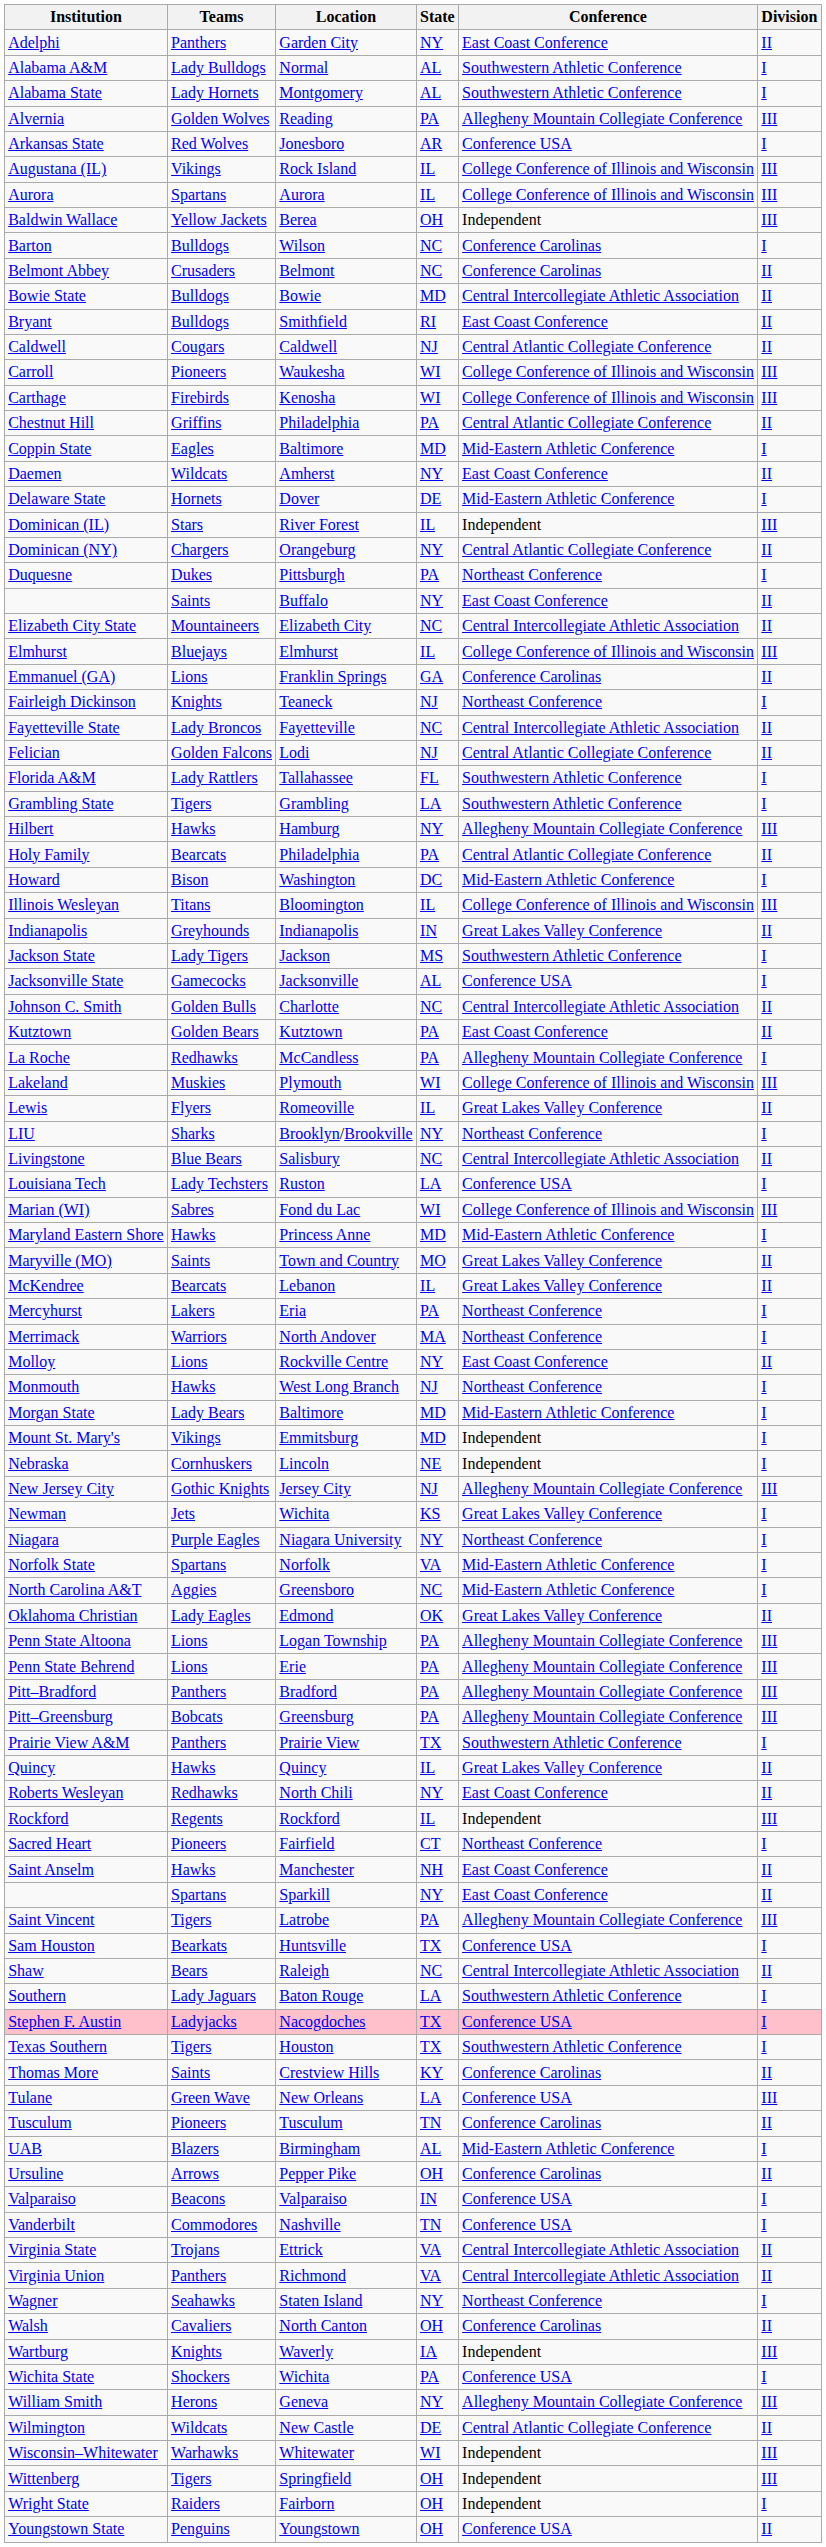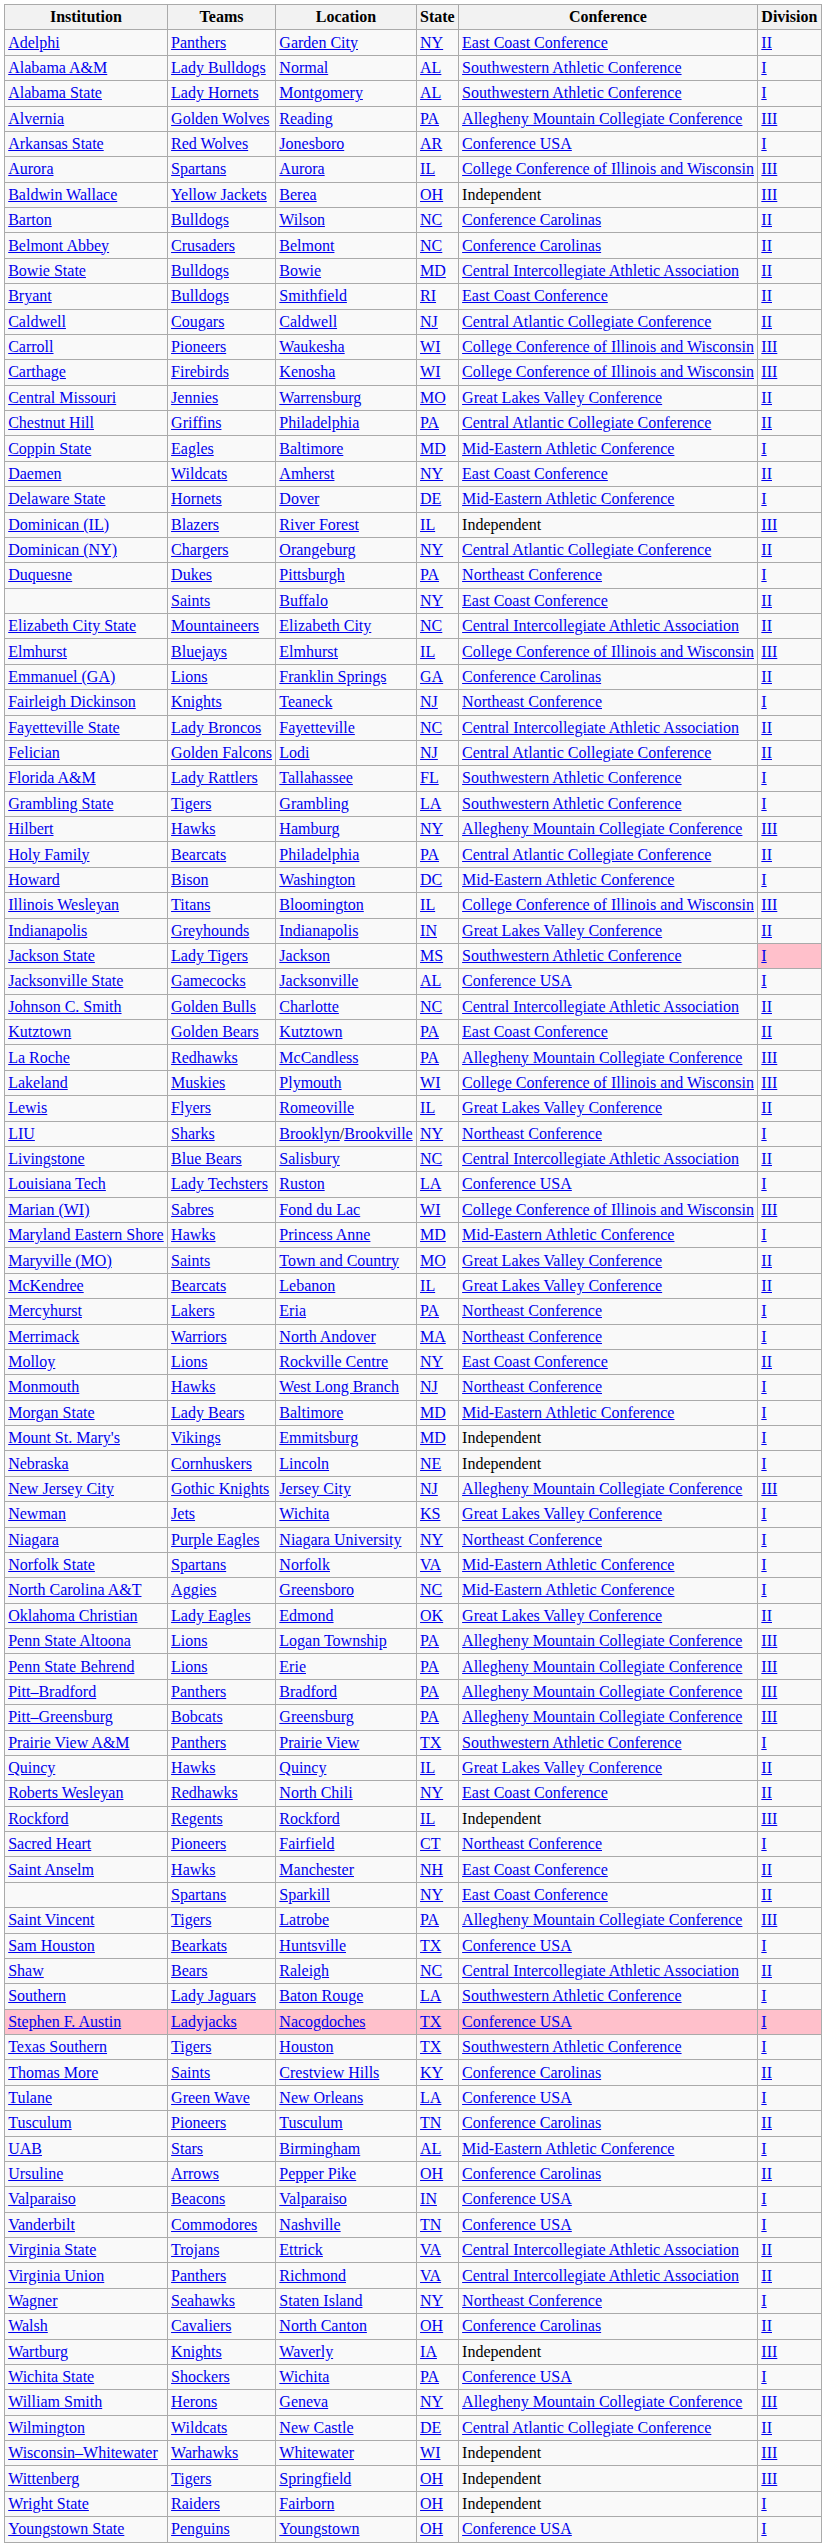- row: (57, 169)
(764, 245) I -> (767, 220) II
+ row: (62, 397)
(187, 524) Stars -> (195, 524) Blazers
(764, 956) no background -> (764, 956) pink background
(764, 1057) I -> (769, 1057) III
(769, 2097) III -> (764, 2097) I
(195, 2148) Blazers -> (187, 2148) Stars
(767, 2529) II -> (764, 2529) I
